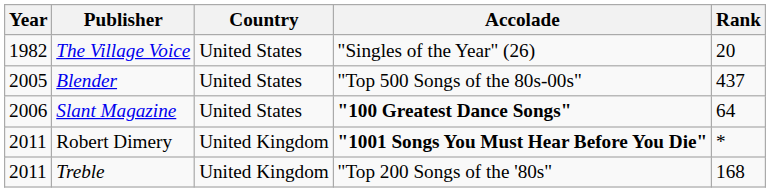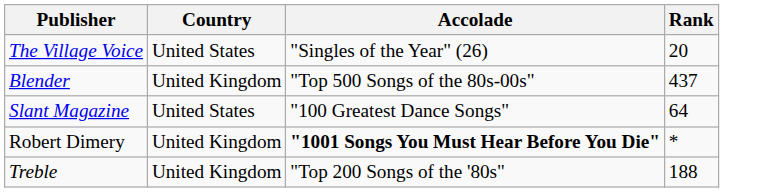- column: (28, 19)
(251, 80) United States -> (217, 80) United Kingdom
(454, 111) bold -> (400, 111) normal
(730, 171) 168 -> (683, 171) 188
